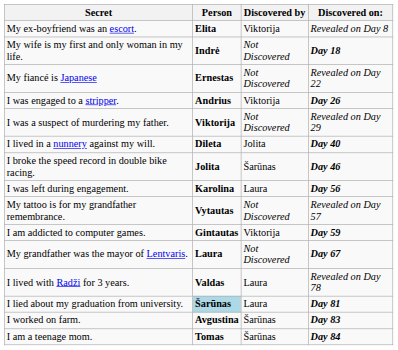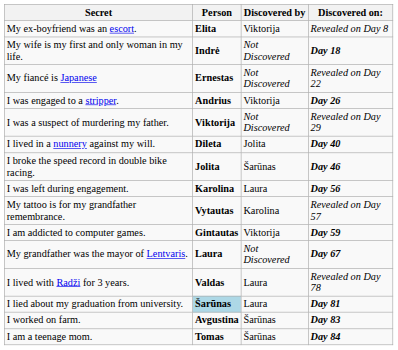(267, 210) Not Discovered -> (261, 210) Karolina
